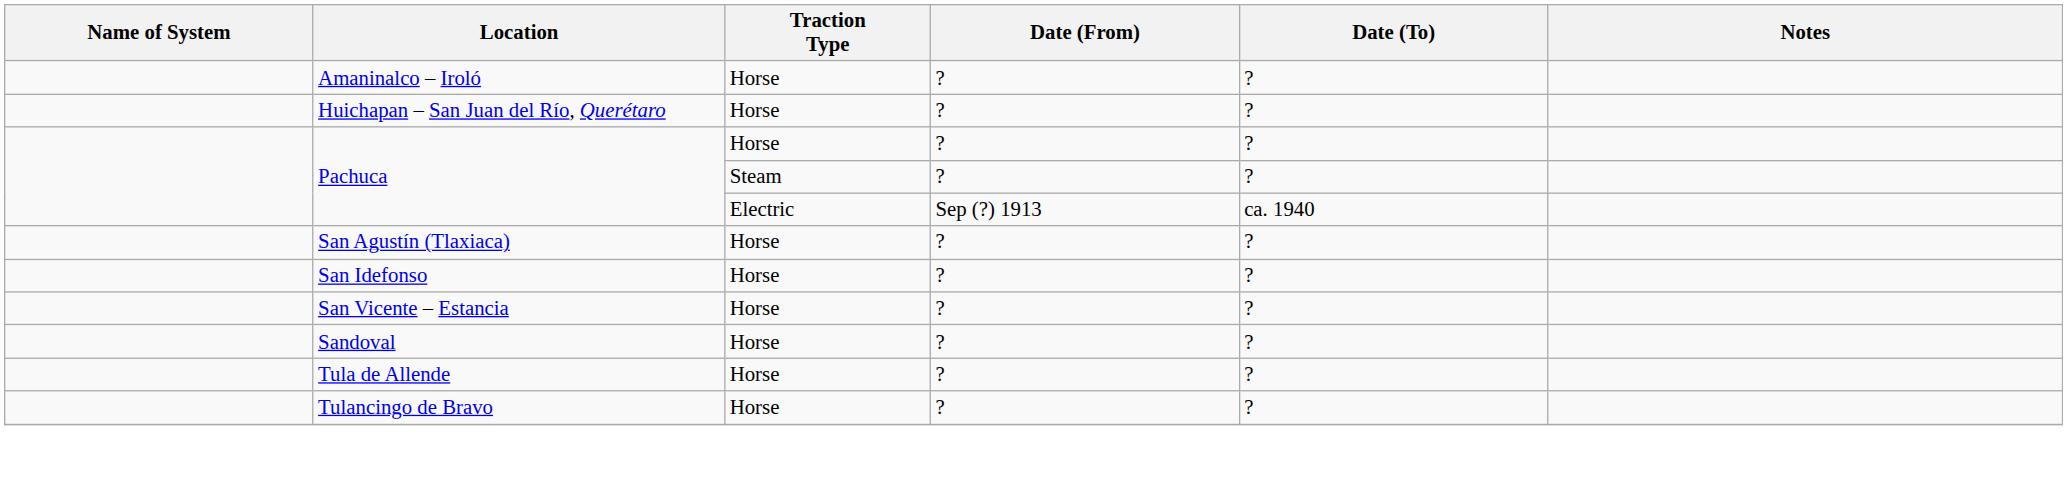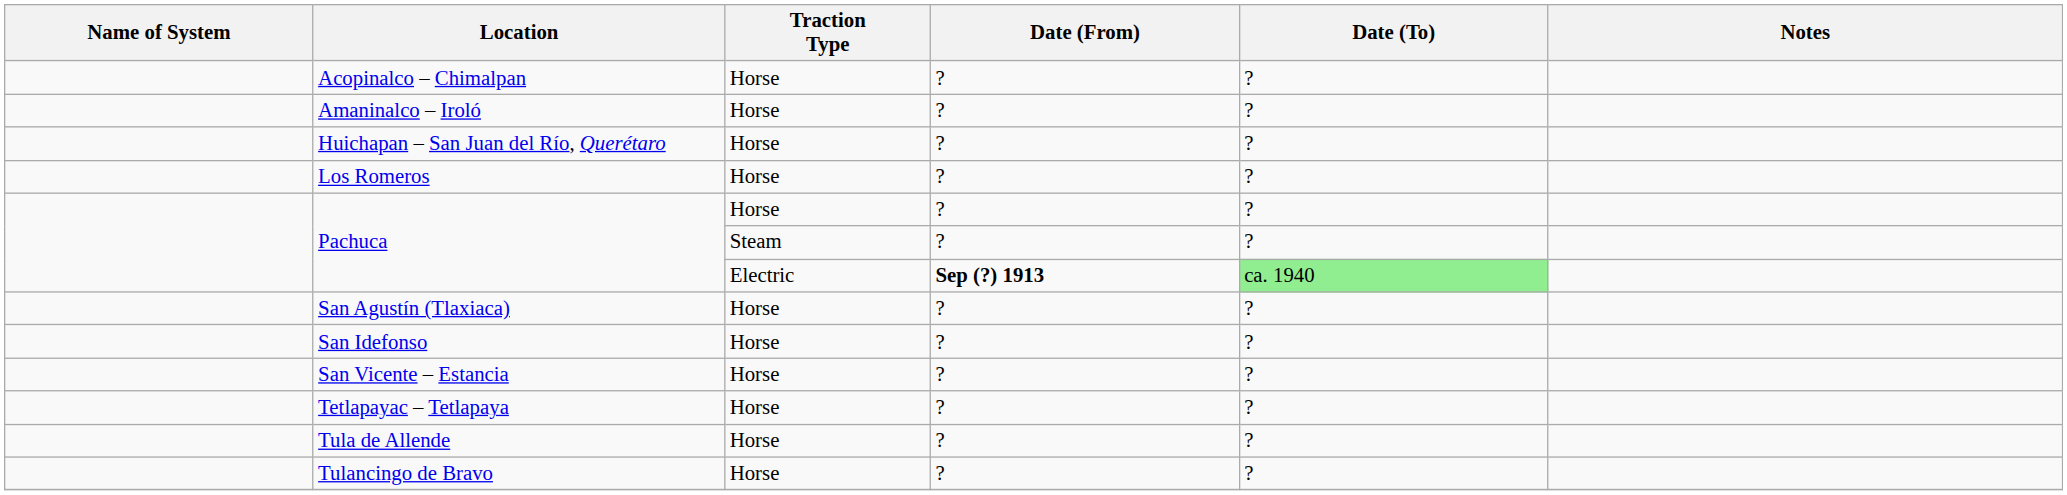+ row: (422, 77)
+ row: (374, 176)
(989, 209) normal -> (990, 275) bold
(1279, 209) no background -> (1279, 275) lightgreen background
- row: (357, 341)
+ row: (413, 407)
